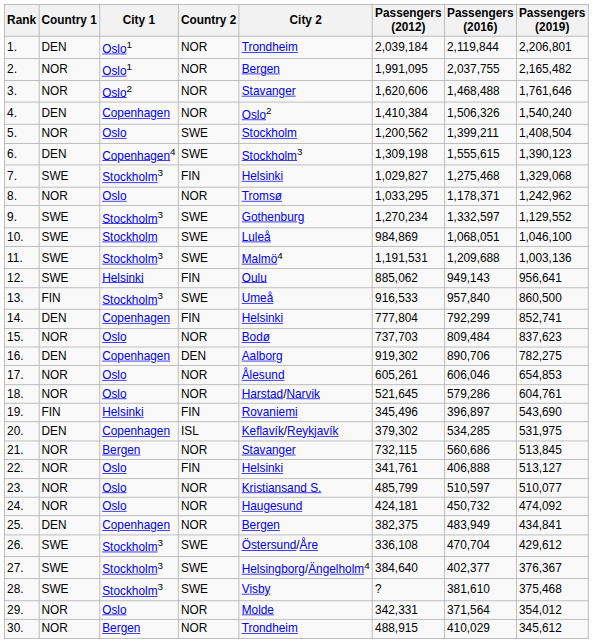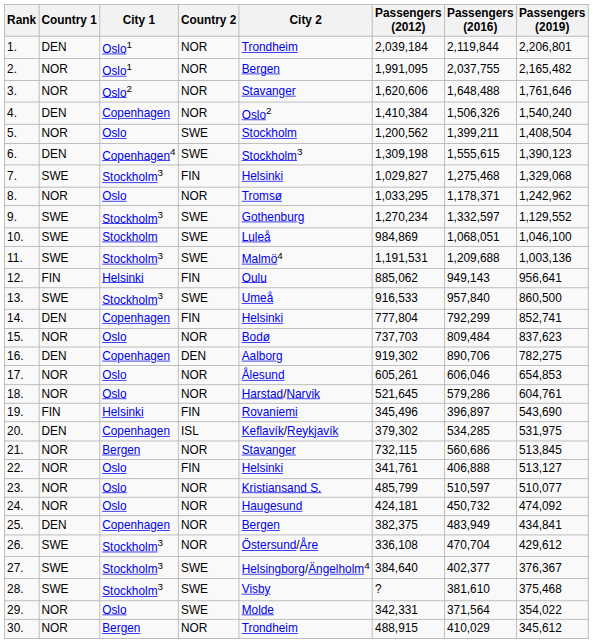(473, 91) 1,468,488 -> (473, 91) 1,648,488
(55, 278) SWE -> (51, 278) FIN
(51, 298) FIN -> (55, 298) SWE
(194, 545) SWE -> (194, 545) NOR
(194, 610) NOR -> (194, 610) SWE
(540, 610) 354,012 -> (540, 610) 354,022
